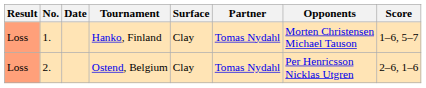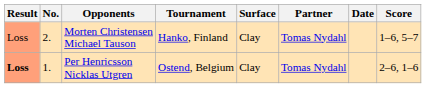columns swapped: (75, 13) <-> (330, 13)
(47, 37) 1. -> (47, 37) 2.
(18, 67) normal -> (18, 67) bold
(47, 67) 2. -> (47, 67) 1.
